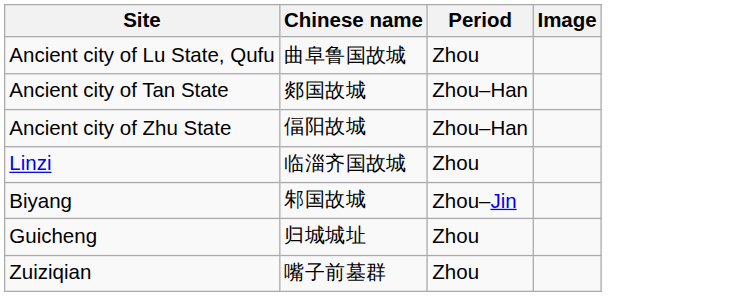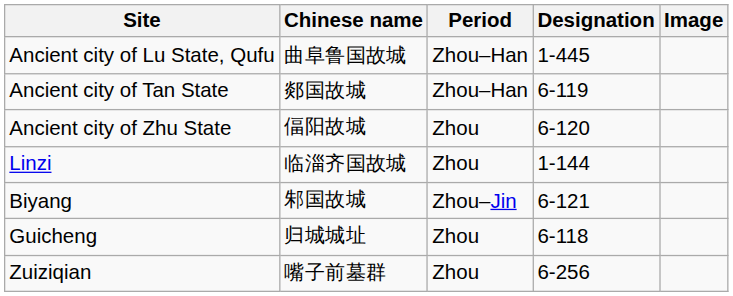+ column: (596, 20)
(456, 55) Zhou -> (480, 55) Zhou–Han
(480, 127) Zhou–Han -> (456, 127) Zhou
